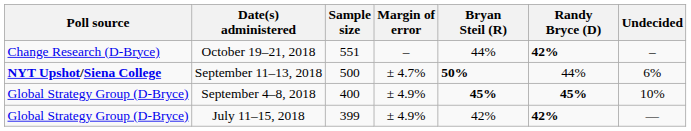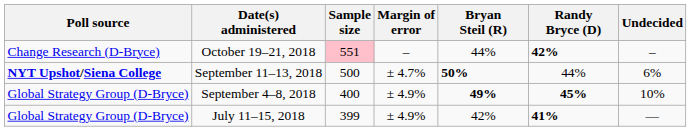(350, 51) no background -> (350, 51) pink background
(483, 94) 45% -> (483, 94) 49%
(545, 115) 42% -> (545, 115) 41%
